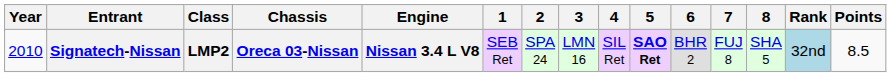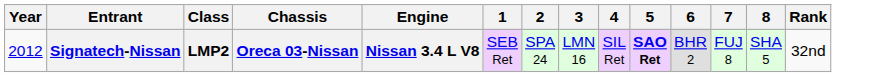- column: (858, 17)
(25, 50) 2010 -> (25, 50) 2012
(808, 50) lightblue background -> (808, 50) no background
